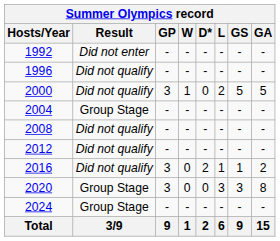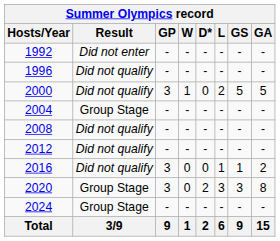(205, 168) 2 -> (205, 168) 0
(205, 187) 0 -> (205, 187) 2
